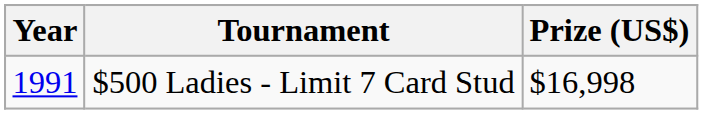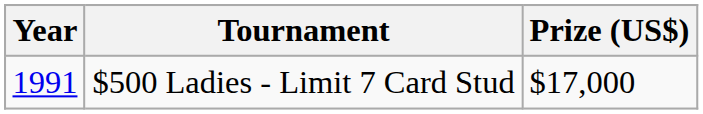(582, 81) $16,998 -> (582, 81) $17,000
